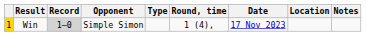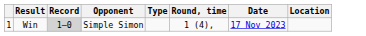- column: (346, 11)
(9, 25) gold background -> (9, 25) no background
